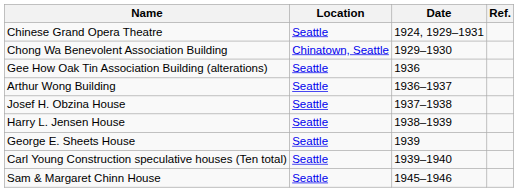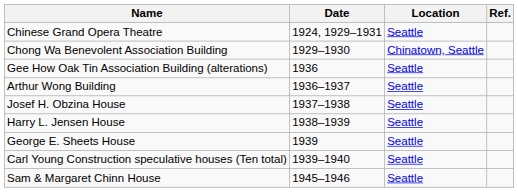columns swapped: (341, 13) <-> (439, 13)
